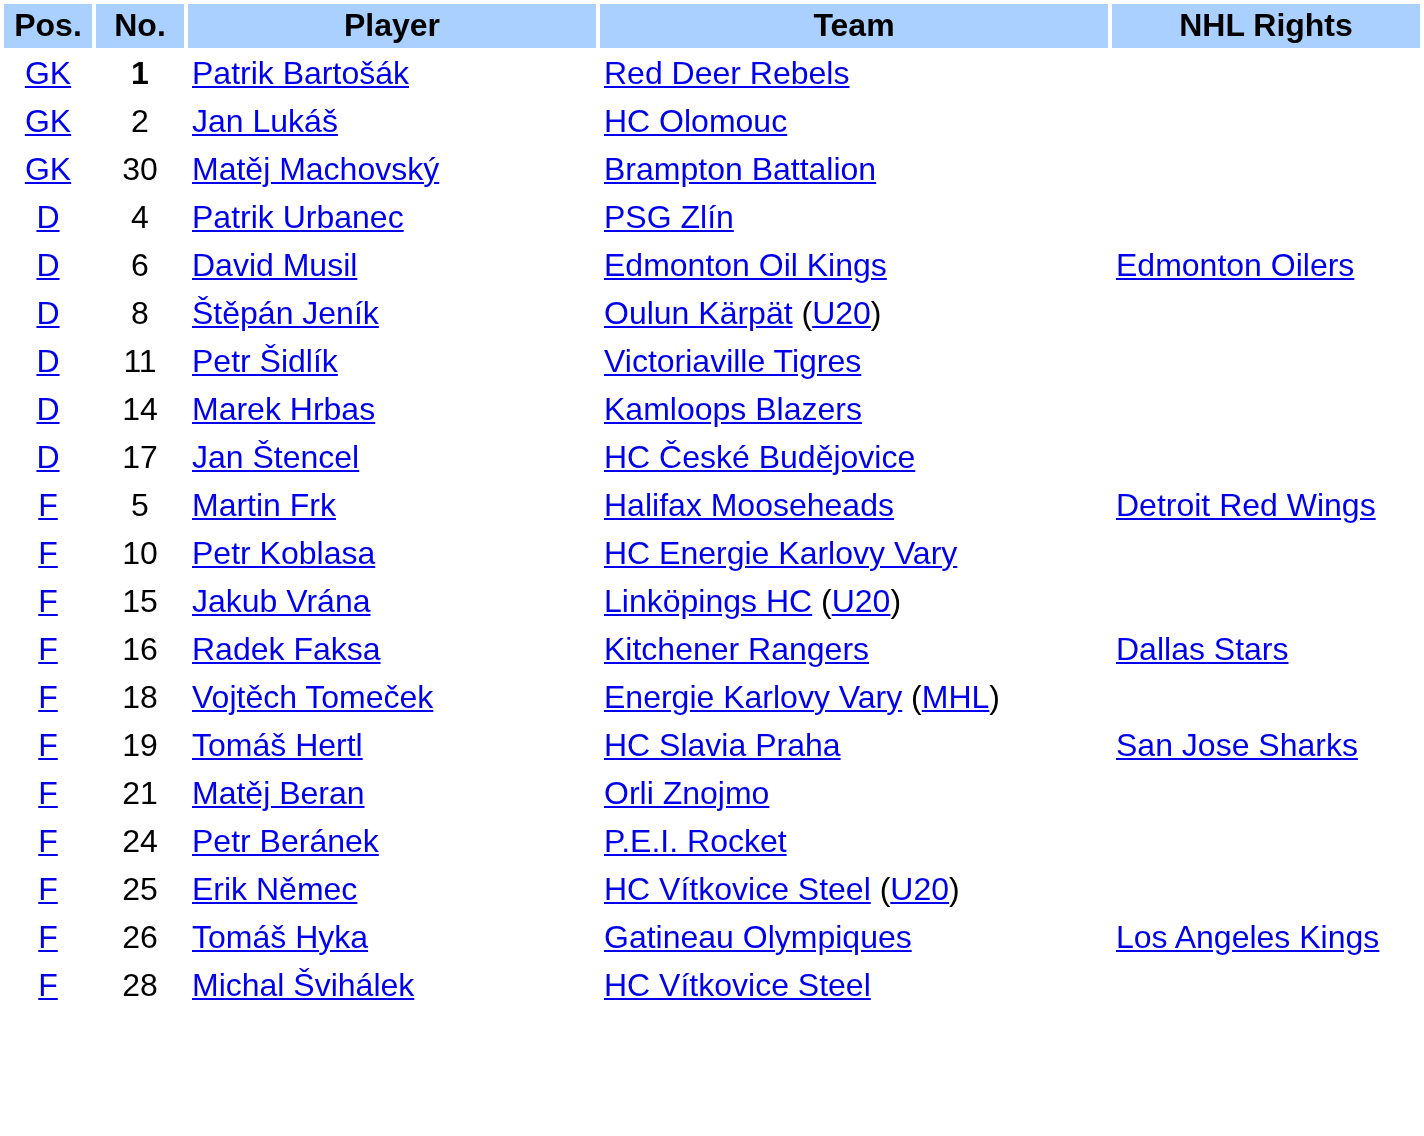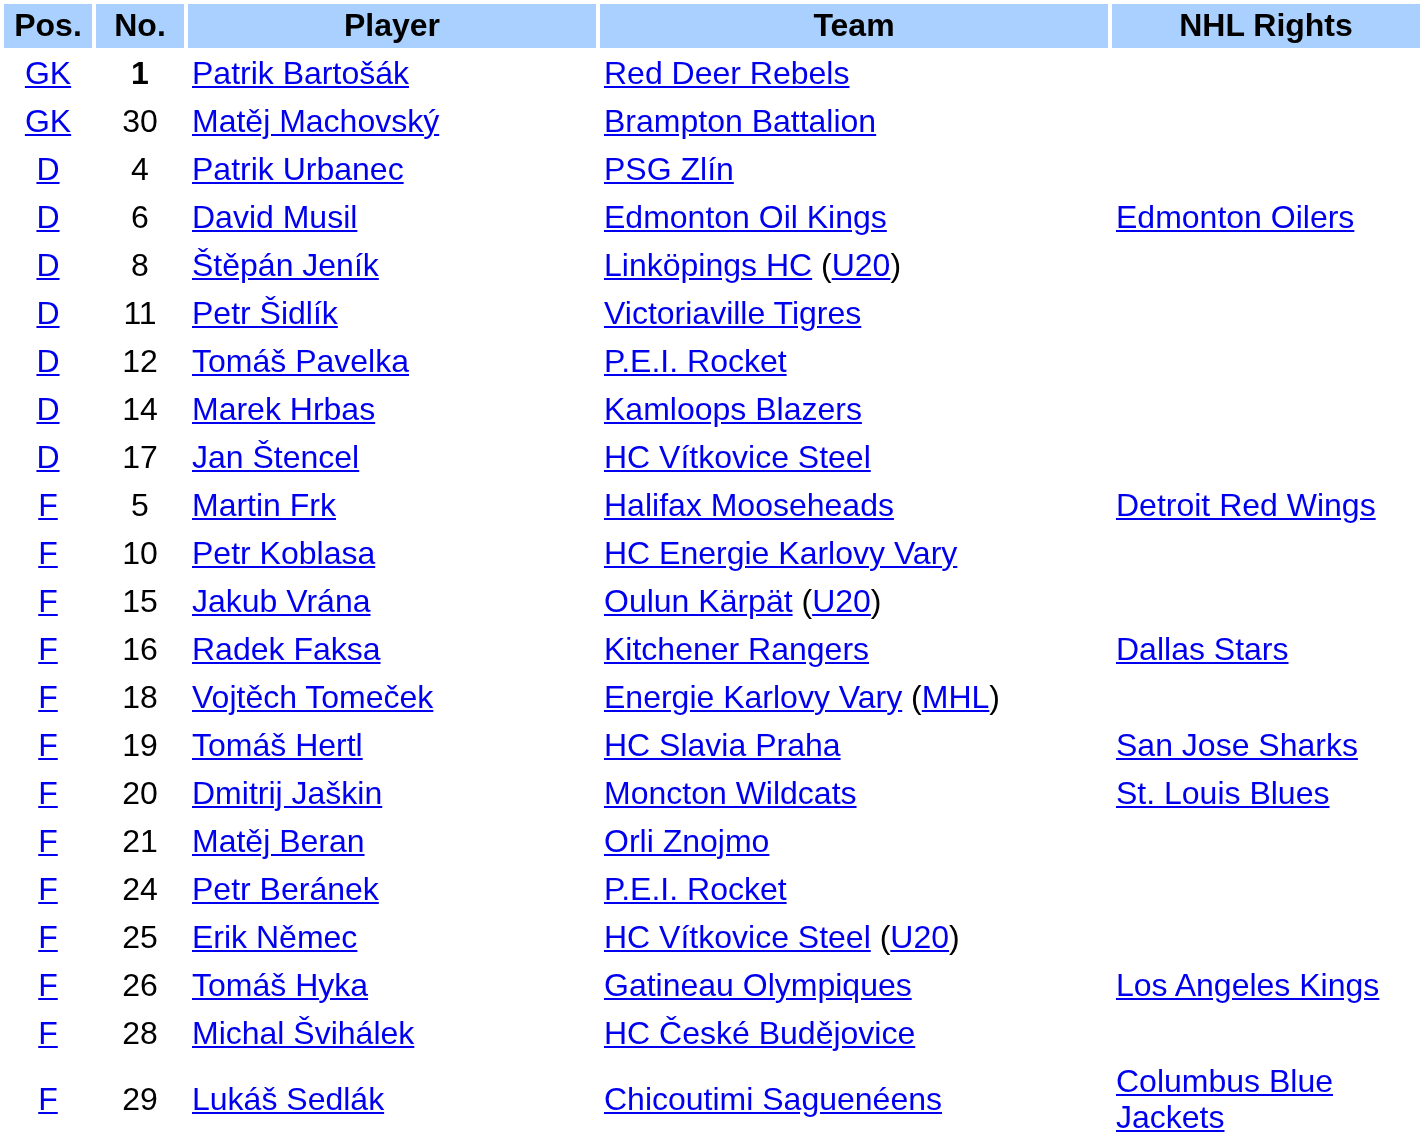- row: (265, 121)
(743, 313) Oulun Kärpät (U20) -> (753, 265) Linköpings HC (U20)
+ row: (300, 361)
(760, 457) HC České Budějovice -> (737, 457) HC Vítkovice Steel
(753, 601) Linköpings HC (U20) -> (743, 601) Oulun Kärpät (U20)
+ row: (287, 793)
(737, 985) HC Vítkovice Steel -> (760, 1033) HC České Budějovice
+ row: (288, 1099)
